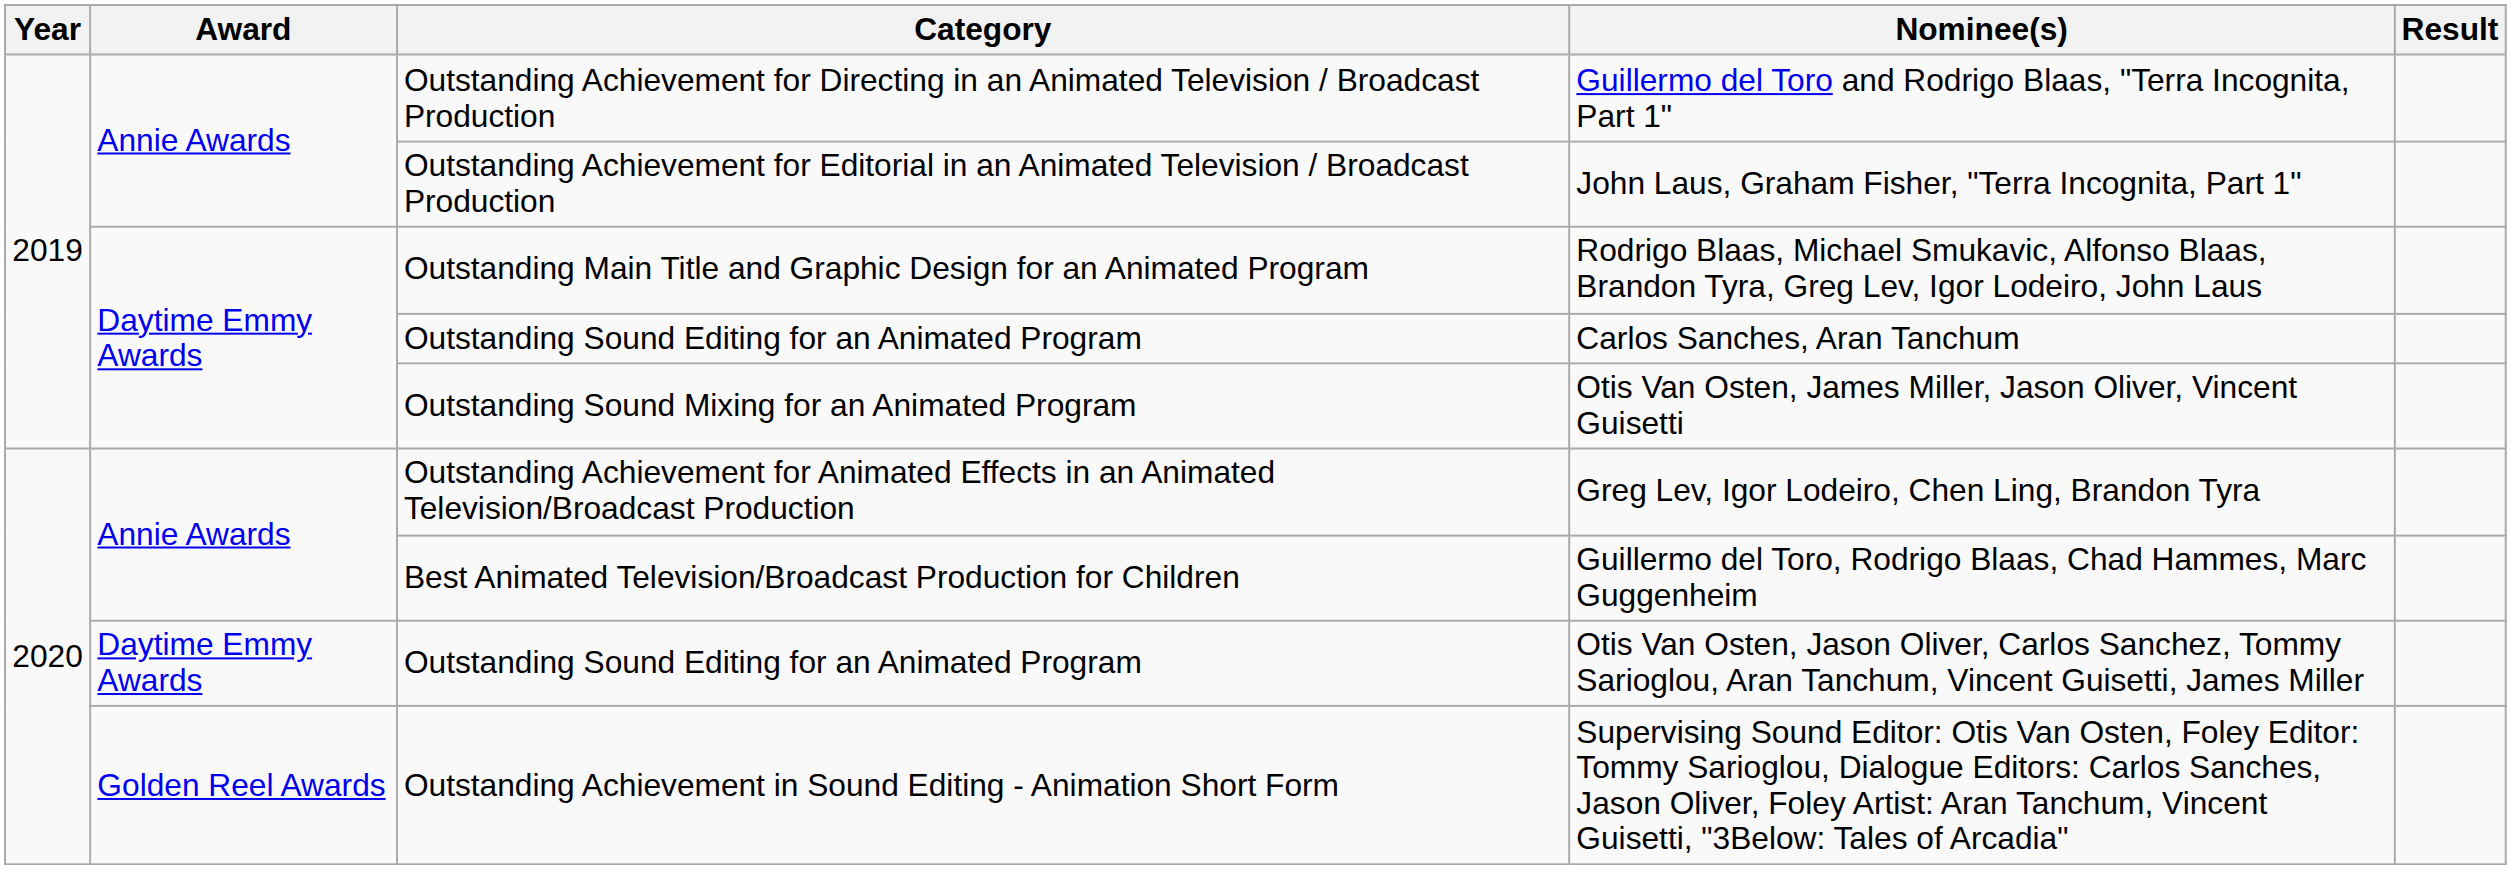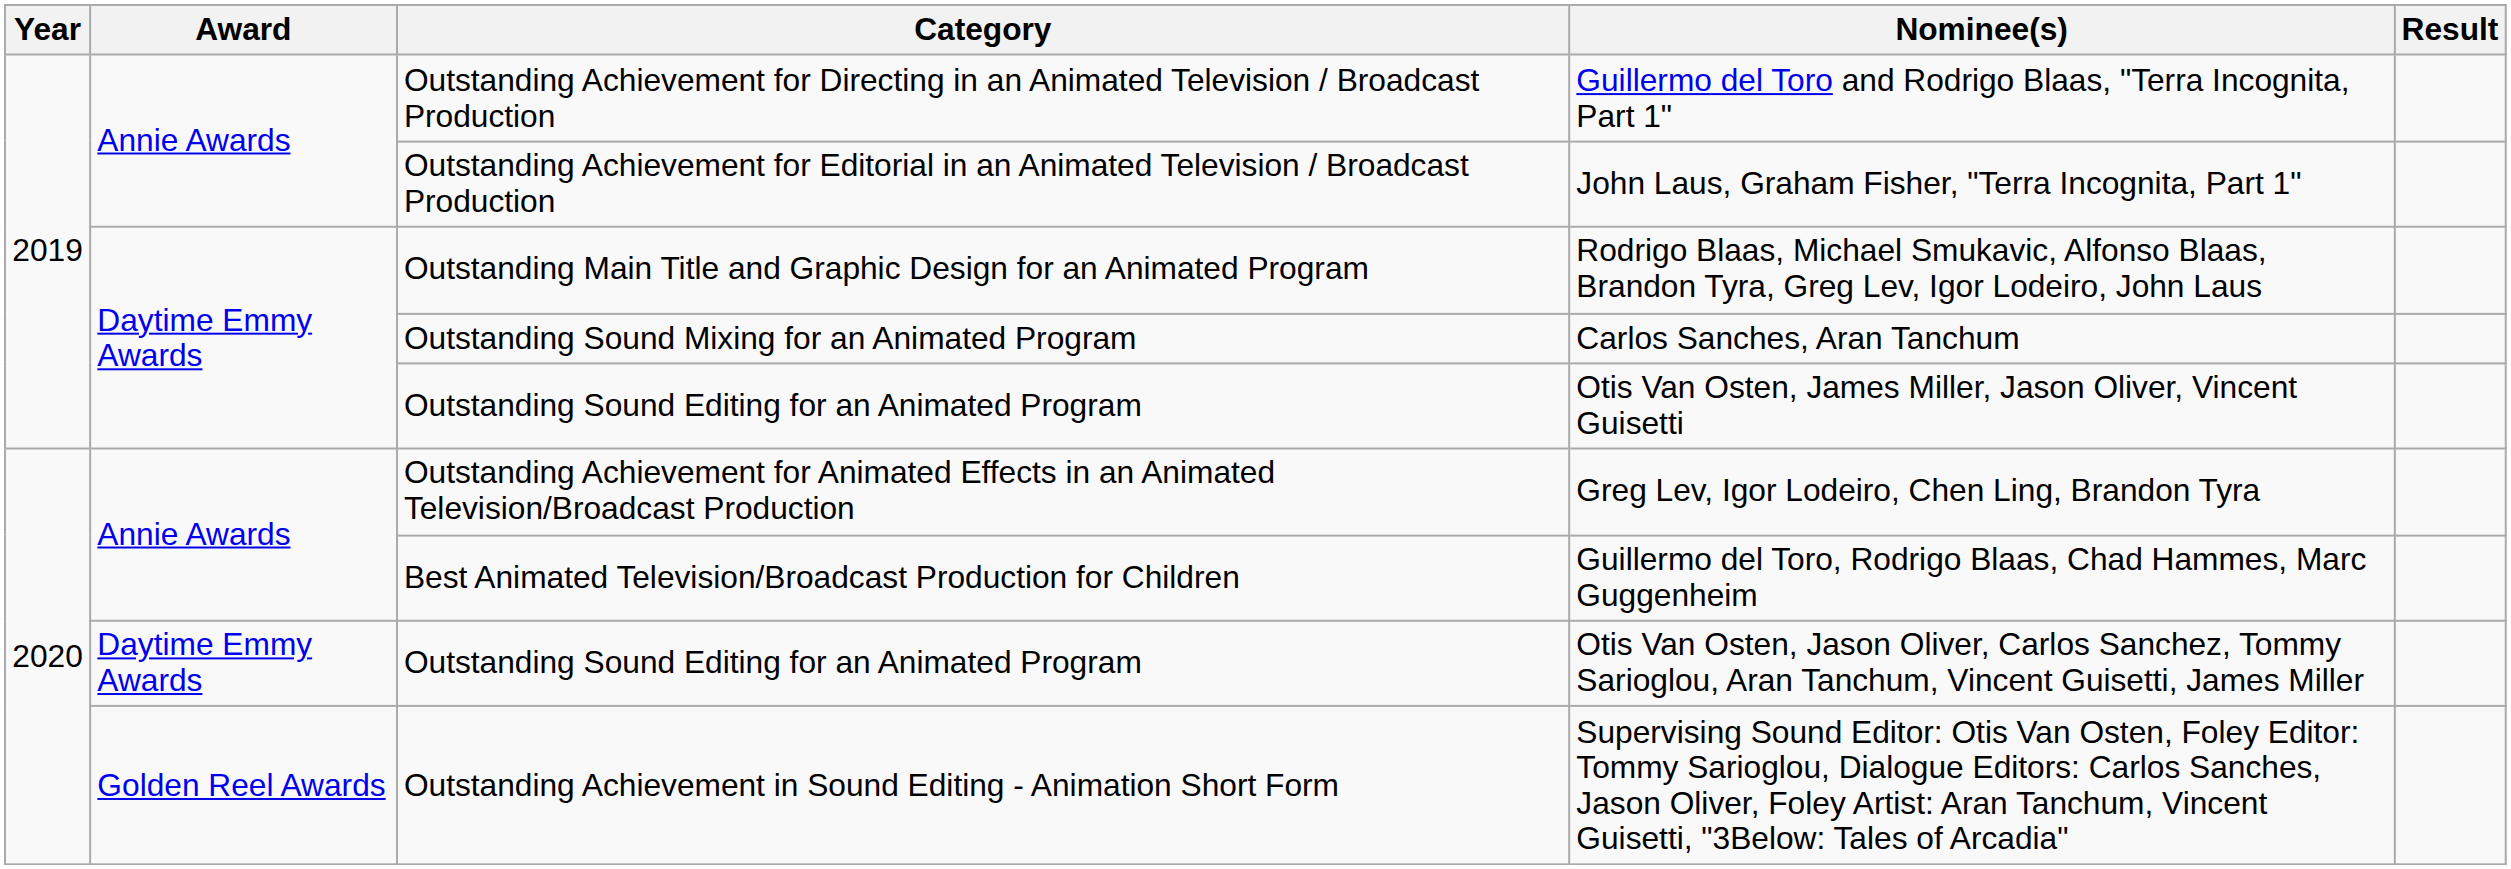(773, 337) Outstanding Sound Editing for an Animated Program -> (770, 337) Outstanding Sound Mixing for an Animated Program
(770, 405) Outstanding Sound Mixing for an Animated Program -> (773, 405) Outstanding Sound Editing for an Animated Program
